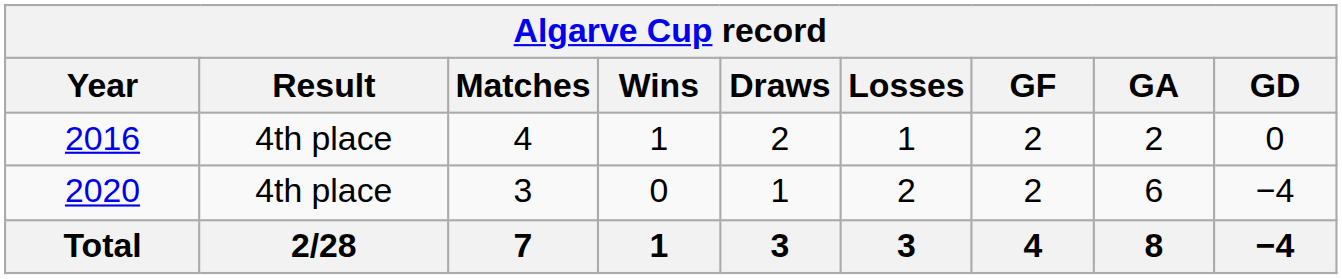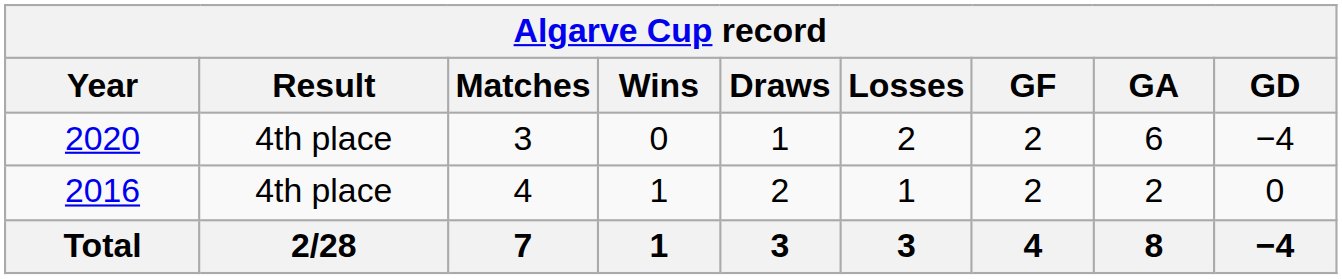rows swapped: (103, 138) <-> (103, 191)
